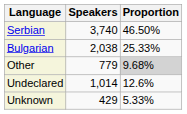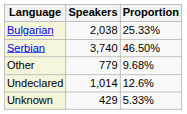rows swapped: (26, 30) <-> (30, 48)
(138, 65) lightgrey background -> (138, 65) no background
